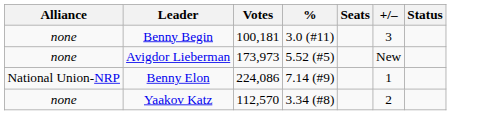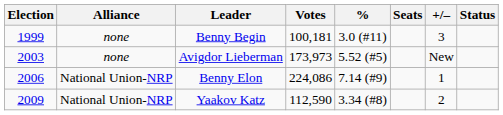+ column: (31, 15)
(64, 99) none -> (116, 99) National Union-NRP
(258, 99) 112,570 -> (311, 99) 112,590
